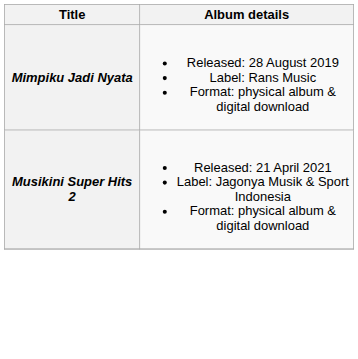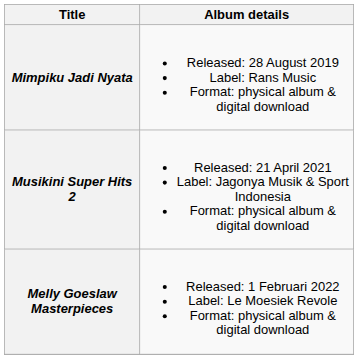+ row: (72, 301)
